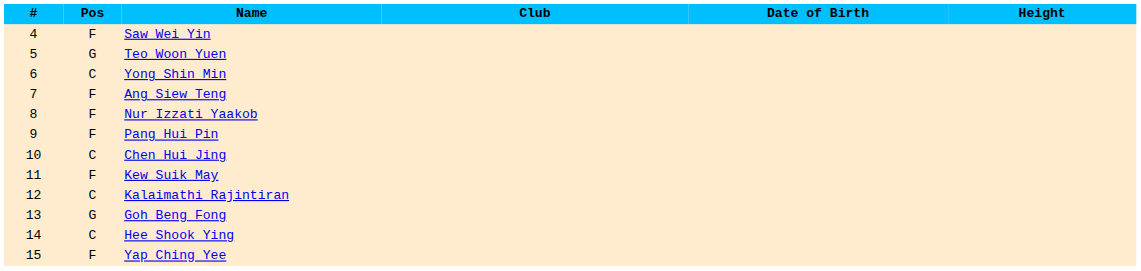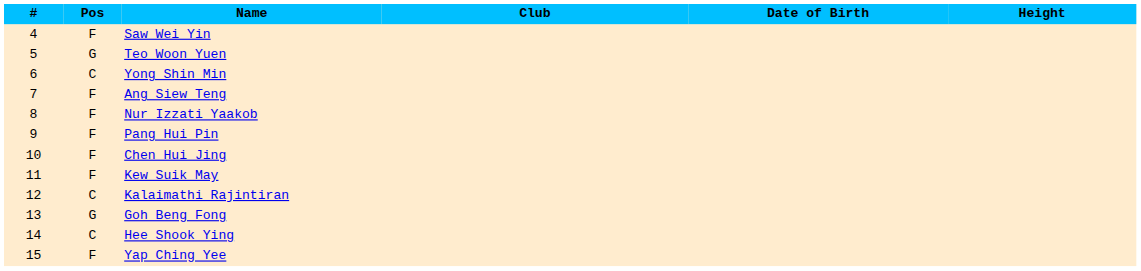(92, 155) C -> (92, 155) F
